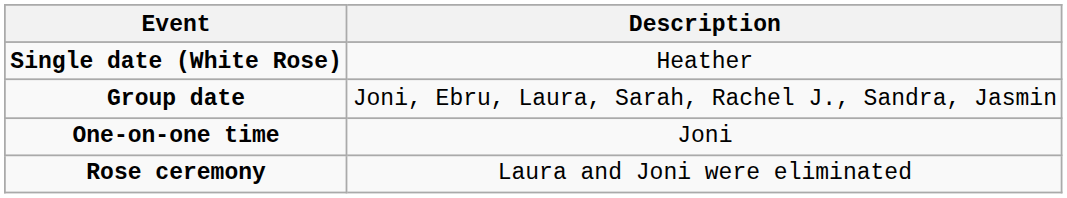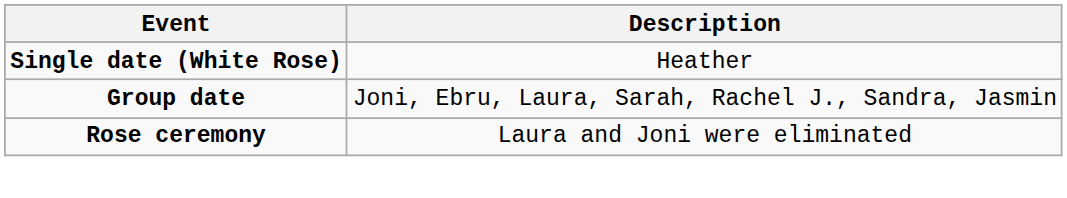- row: (176, 136)
